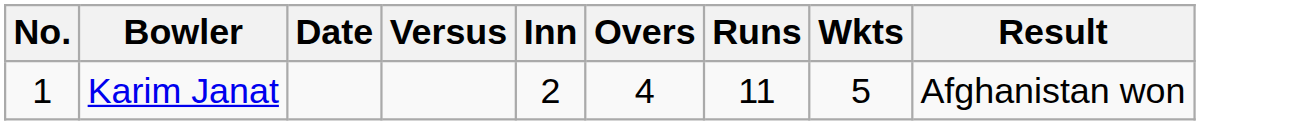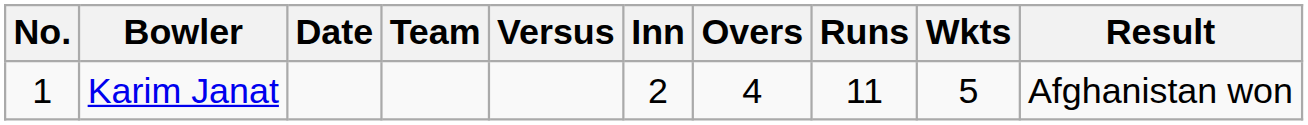+ column: (435, 32)
